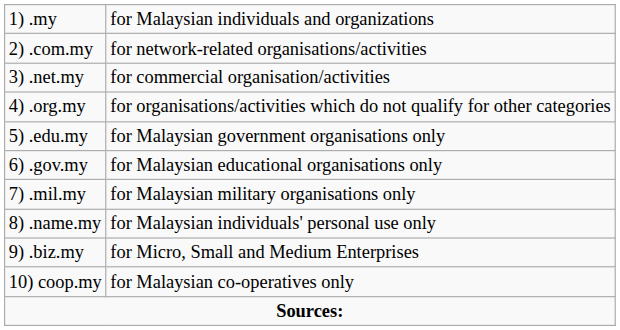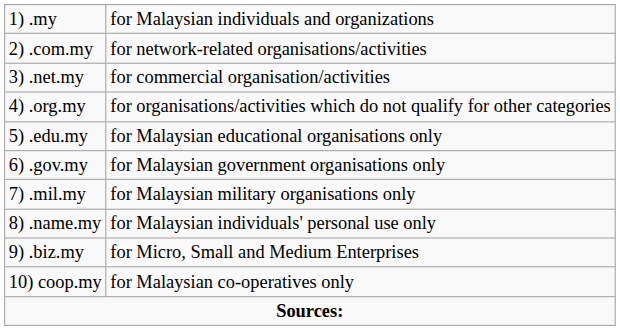(278, 135) for Malaysian government organisations only -> (276, 135) for Malaysian educational organisations only
(276, 164) for Malaysian educational organisations only -> (278, 164) for Malaysian government organisations only
